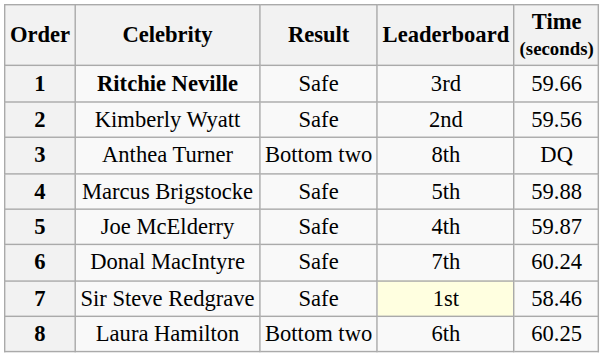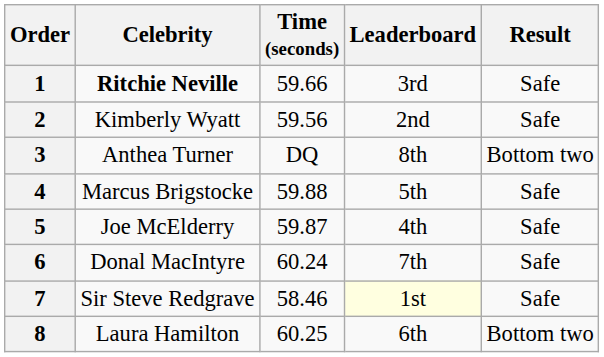columns swapped: (557, 35) <-> (319, 35)
